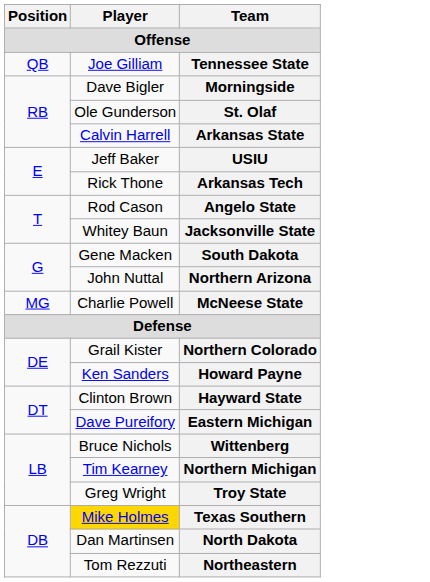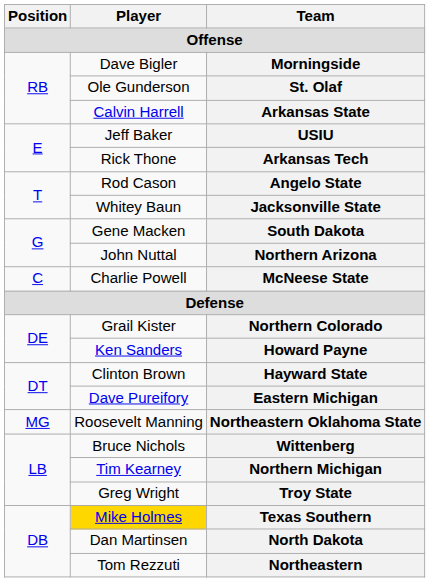- row: (250, 64)
(38, 302) MG -> (38, 278) C
+ row: (316, 421)
